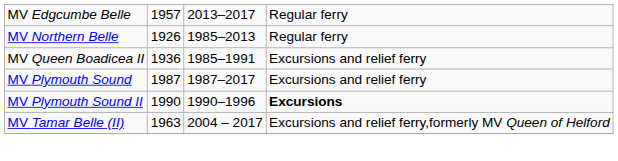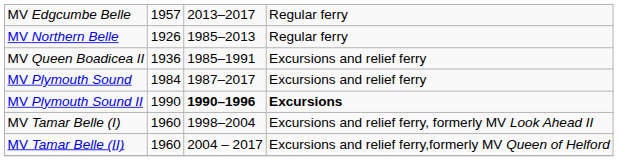(166, 79) 1987 -> (166, 79) 1984
(221, 101) normal -> (221, 101) bold
+ row: (64, 123)
(166, 123) 1963 -> (166, 144) 1960
